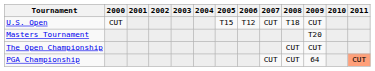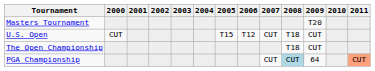rows swapped: (48, 36) <-> (27, 23)
(293, 48) CUT -> (293, 48) T18
(293, 60) no background -> (293, 60) lightblue background
